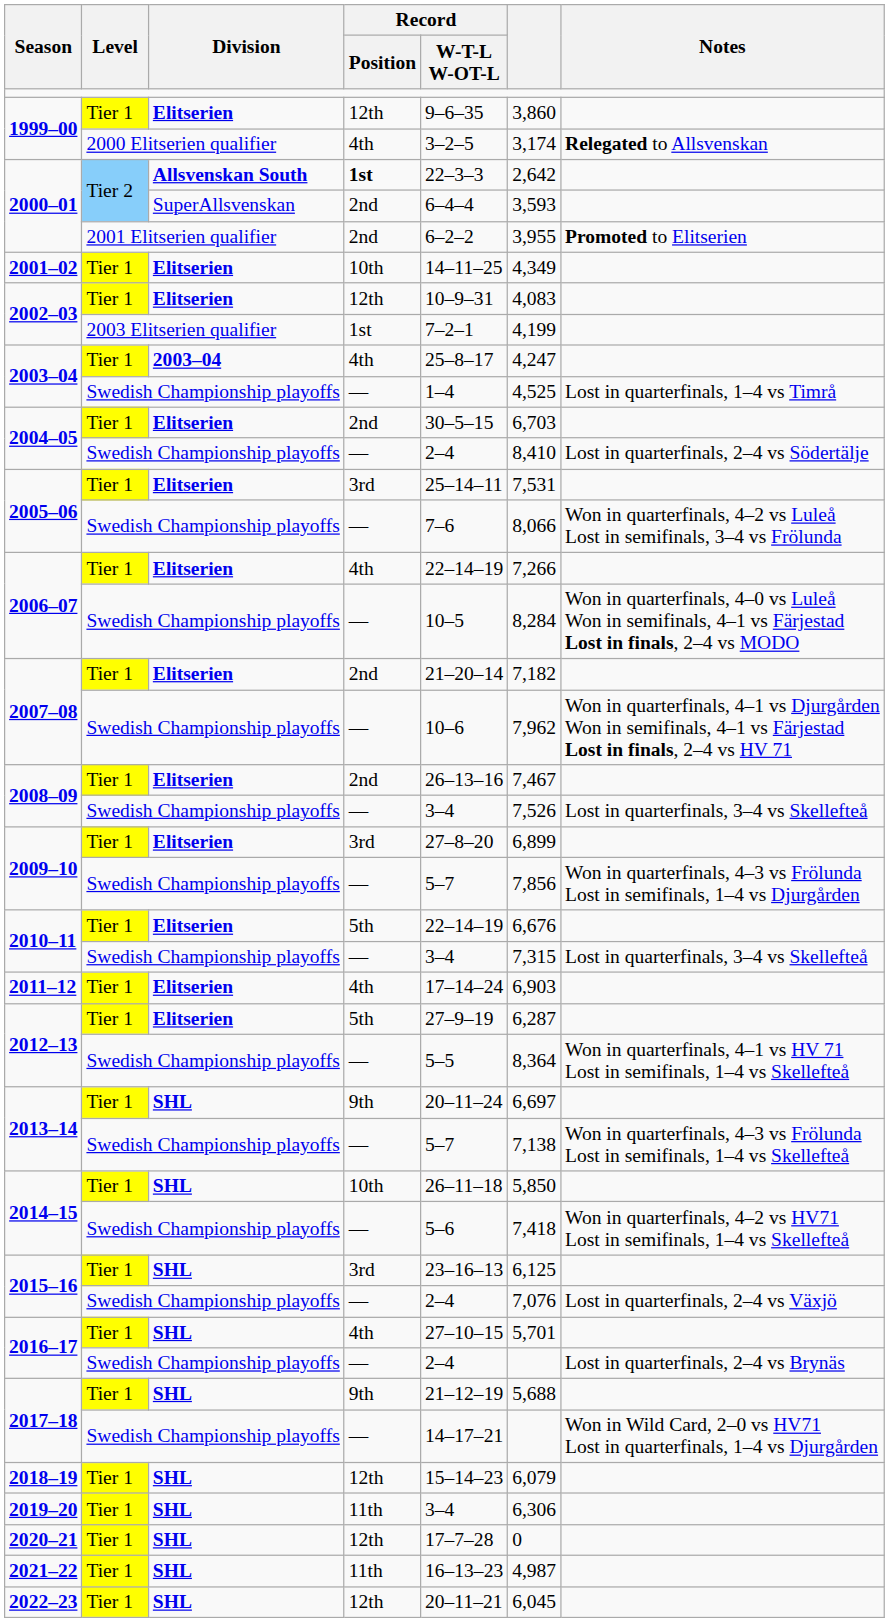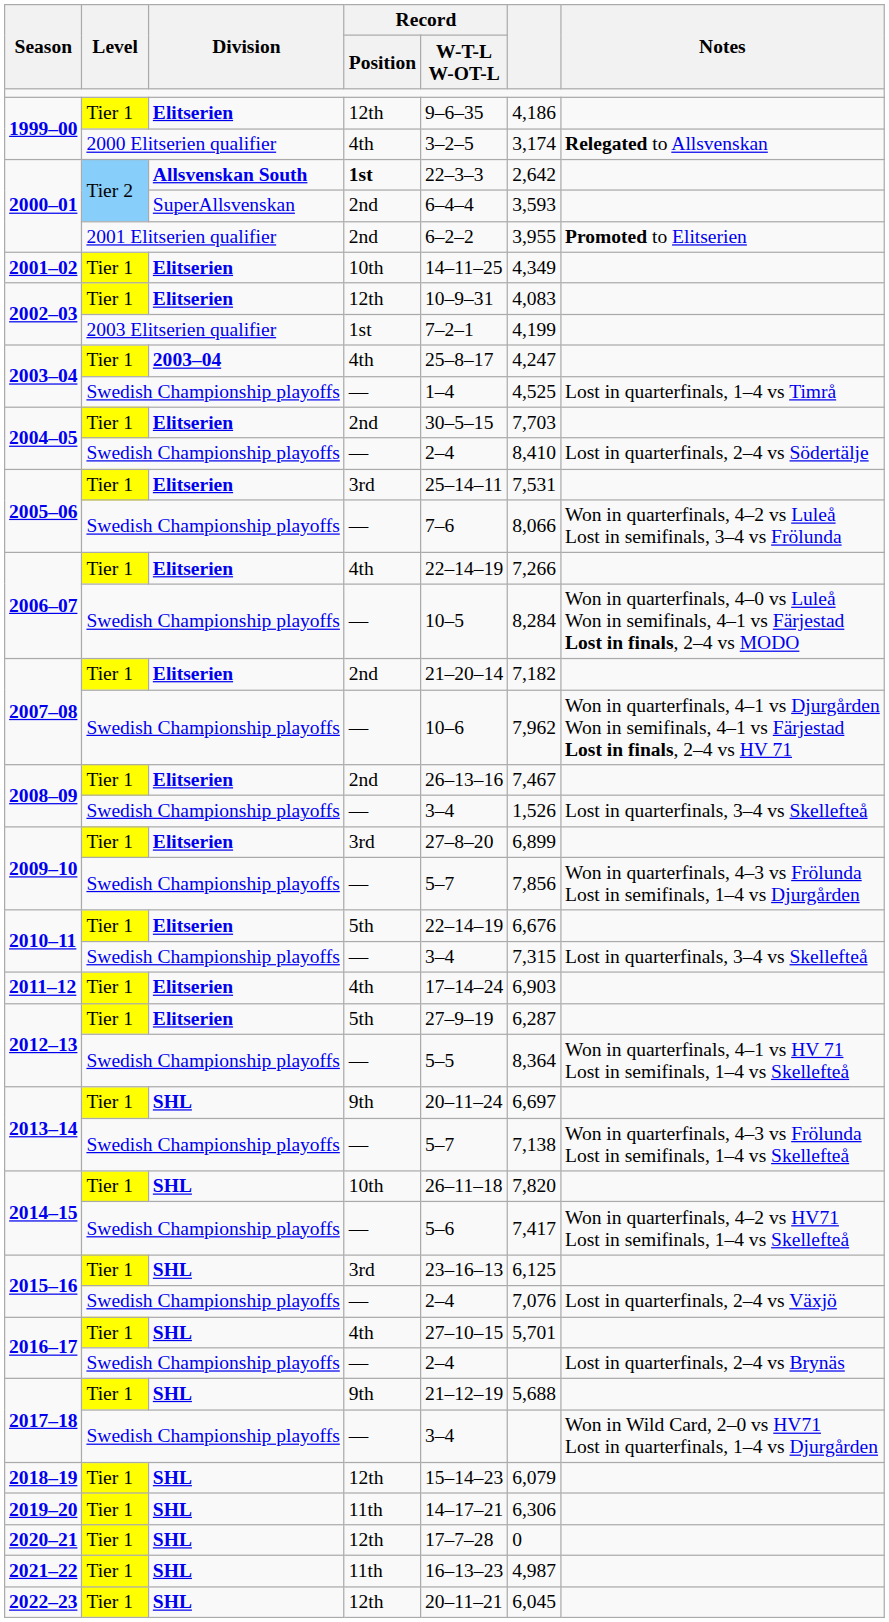(534, 112) 3,860 -> (534, 112) 4,186
(534, 422) 6,703 -> (534, 422) 7,703
(534, 810) 7,526 -> (534, 810) 1,526
(534, 1186) 5,850 -> (534, 1186) 7,820
(534, 1228) 7,418 -> (534, 1228) 7,417
(464, 1435) 14–17–21 -> (440, 1435) 3–4
(440, 1508) 3–4 -> (464, 1508) 14–17–21
